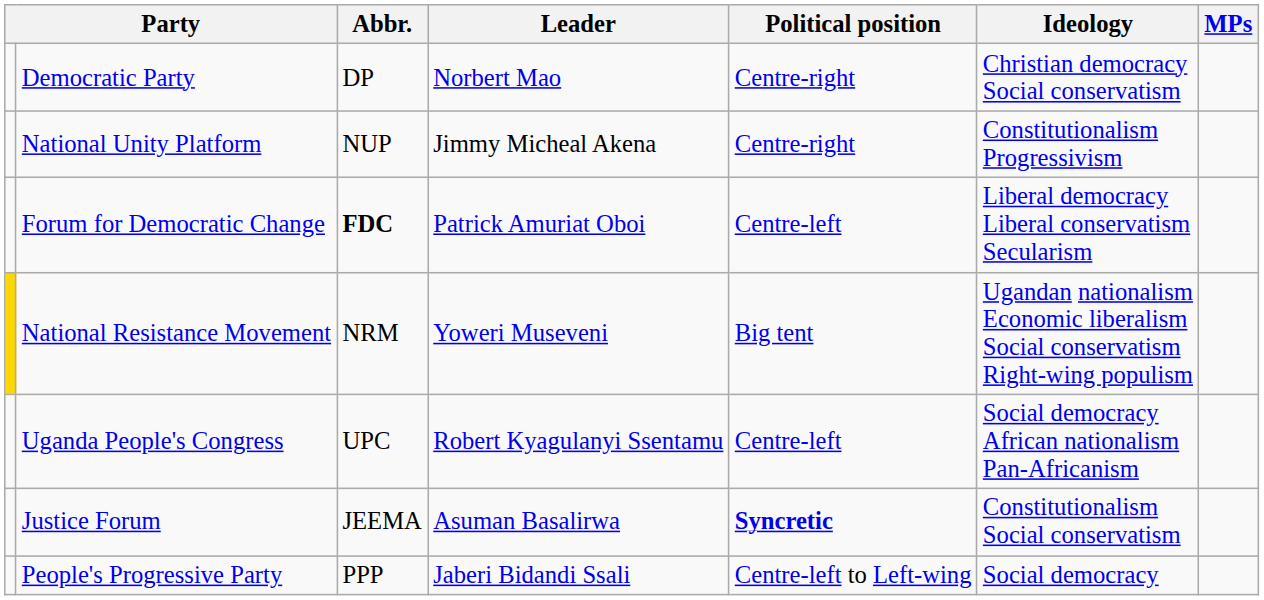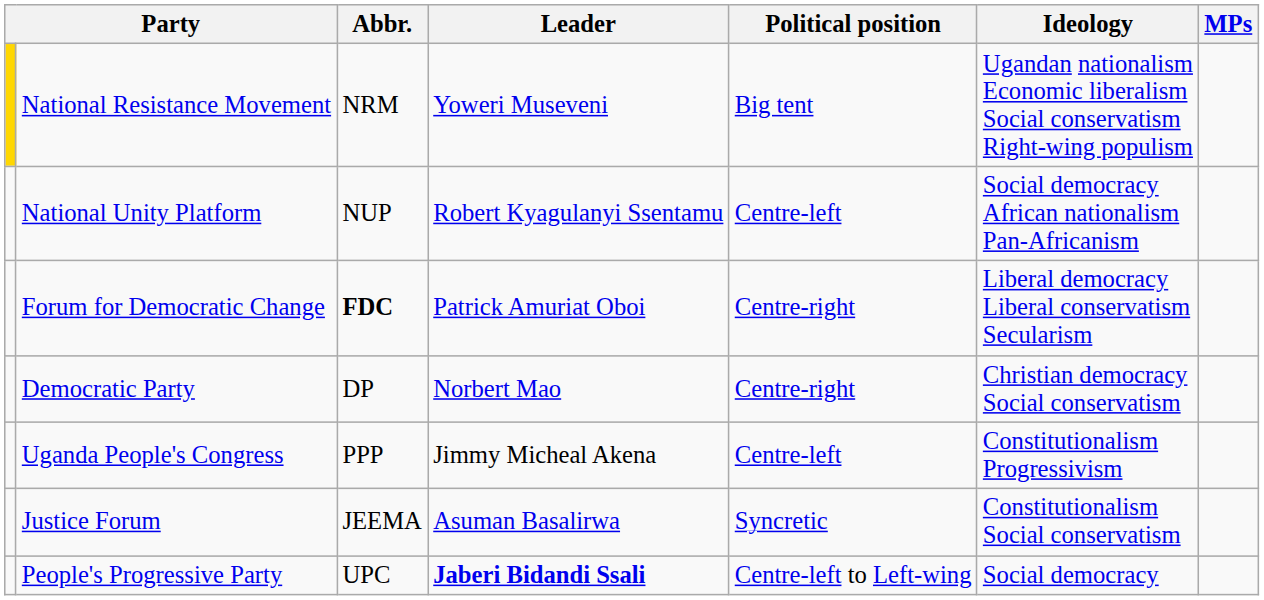rows swapped: (176, 332) <-> (108, 76)
(545, 143) Jimmy Micheal Akena -> (578, 213) Robert Kyagulanyi Ssentamu
(795, 143) Centre-right -> (788, 213) Centre-left
(1070, 143) Constitutionalism Progressivism -> (1081, 213) Social democracy African nationalism Pan-Africanism
(788, 224) Centre-left -> (795, 307) Centre-right
(366, 441) UPC -> (363, 455) PPP
(578, 441) Robert Kyagulanyi Ssentamu -> (545, 455) Jimmy Micheal Akena
(1081, 441) Social democracy African nationalism Pan-Africanism -> (1070, 455) Constitutionalism Progressivism
(784, 521) bold -> (781, 521) normal
(363, 574) PPP -> (366, 574) UPC
(532, 574) normal -> (539, 574) bold
